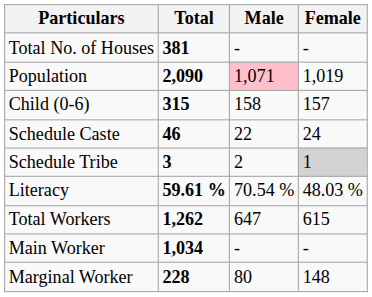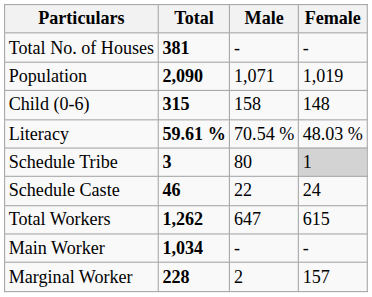(254, 76) pink background -> (254, 76) no background
(316, 104) 157 -> (316, 104) 148
rows swapped: (64, 133) <-> (39, 190)
(239, 162) 2 -> (243, 162) 80
(243, 276) 80 -> (239, 276) 2
(316, 276) 148 -> (316, 276) 157
